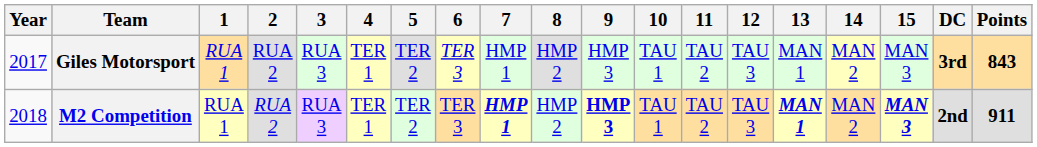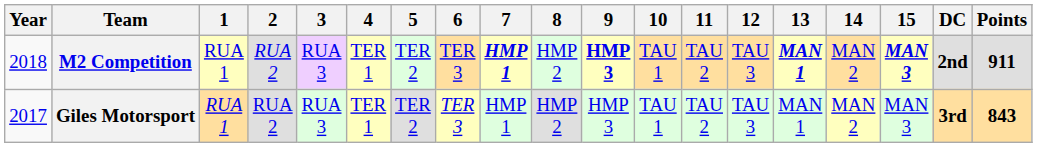rows swapped: (125, 61) <-> (125, 115)
